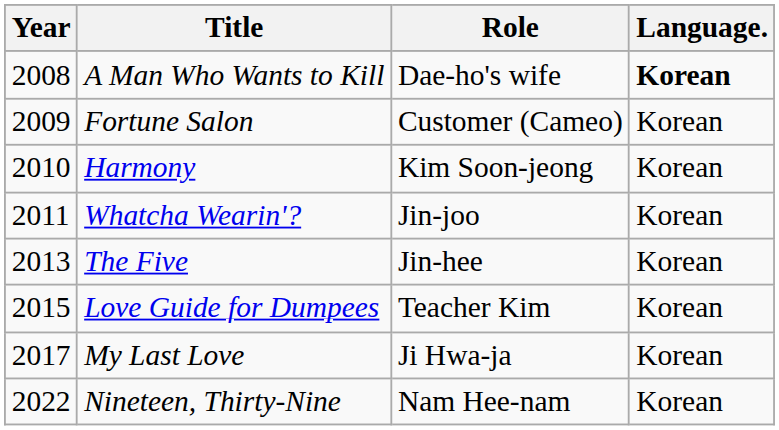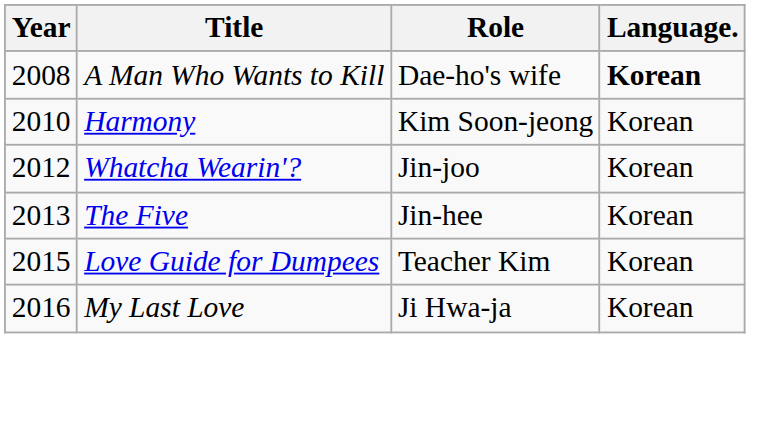- row: (169, 121)
(41, 214) 2011 -> (41, 167) 2012
(41, 354) 2017 -> (41, 307) 2016
- row: (213, 401)
